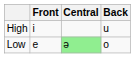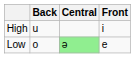columns swapped: (46, 12) <-> (116, 12)
